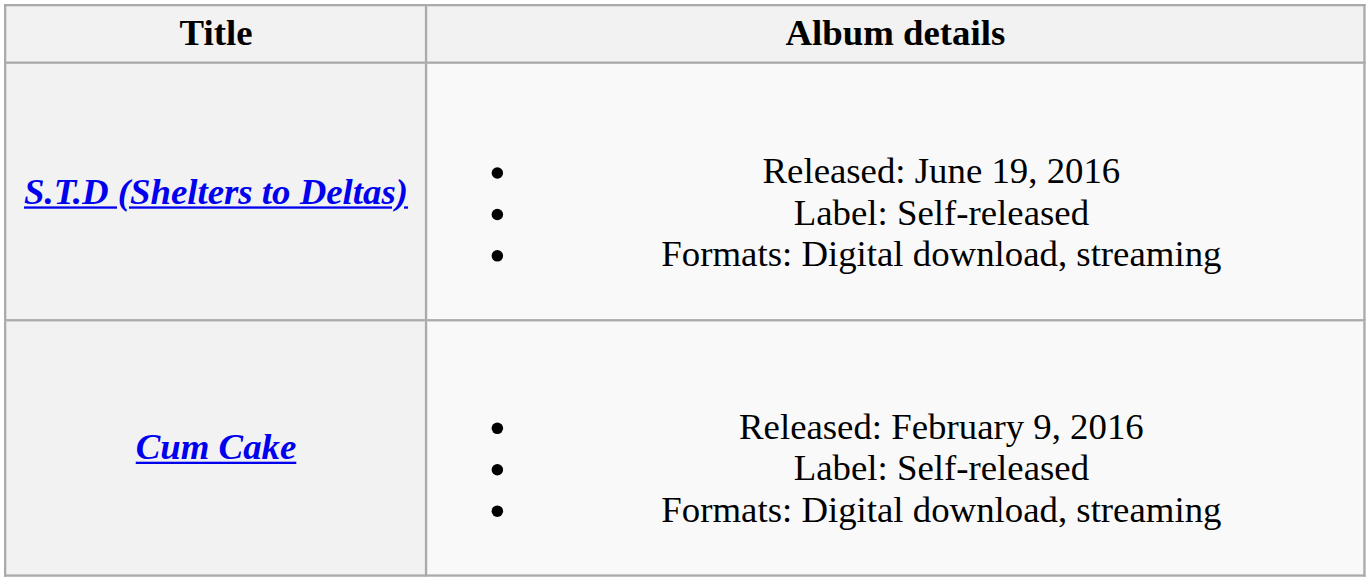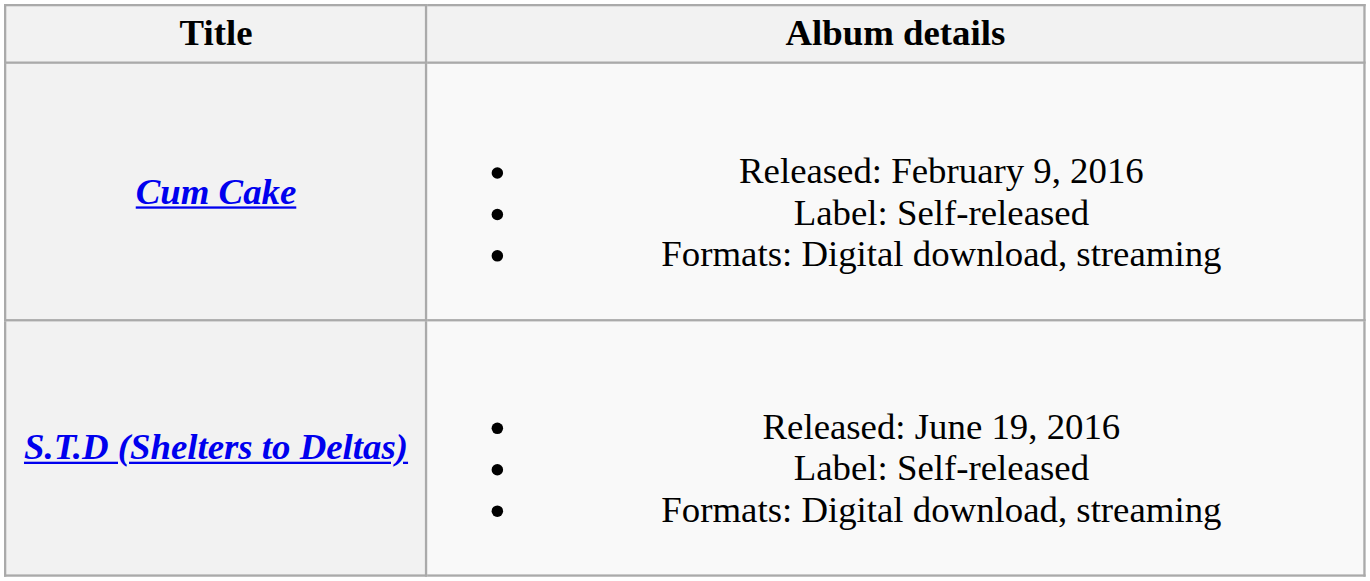rows swapped: (216, 447) <-> (216, 190)
